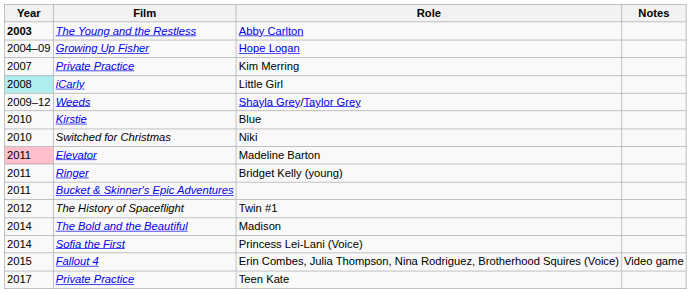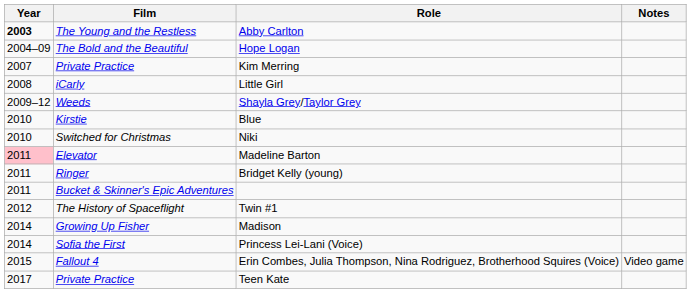(102, 48) Growing Up Fisher -> (122, 48) The Bold and the Beautiful
(19, 84) paleturquoise background -> (19, 84) no background
(122, 226) The Bold and the Beautiful -> (102, 226) Growing Up Fisher
